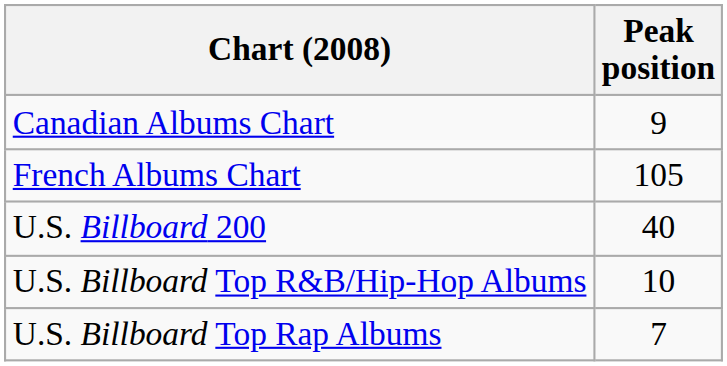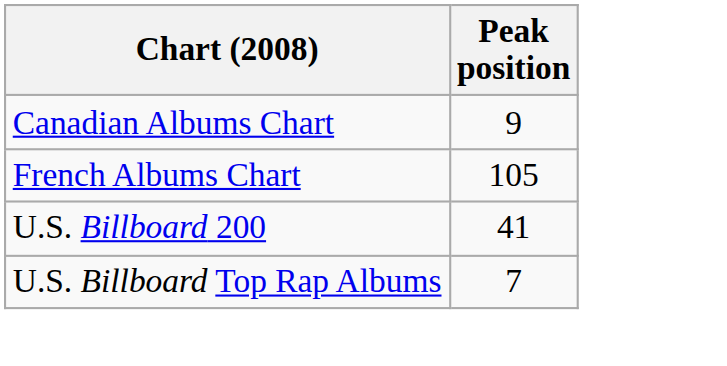(659, 227) 40 -> (514, 227) 41
- row: (300, 280)
